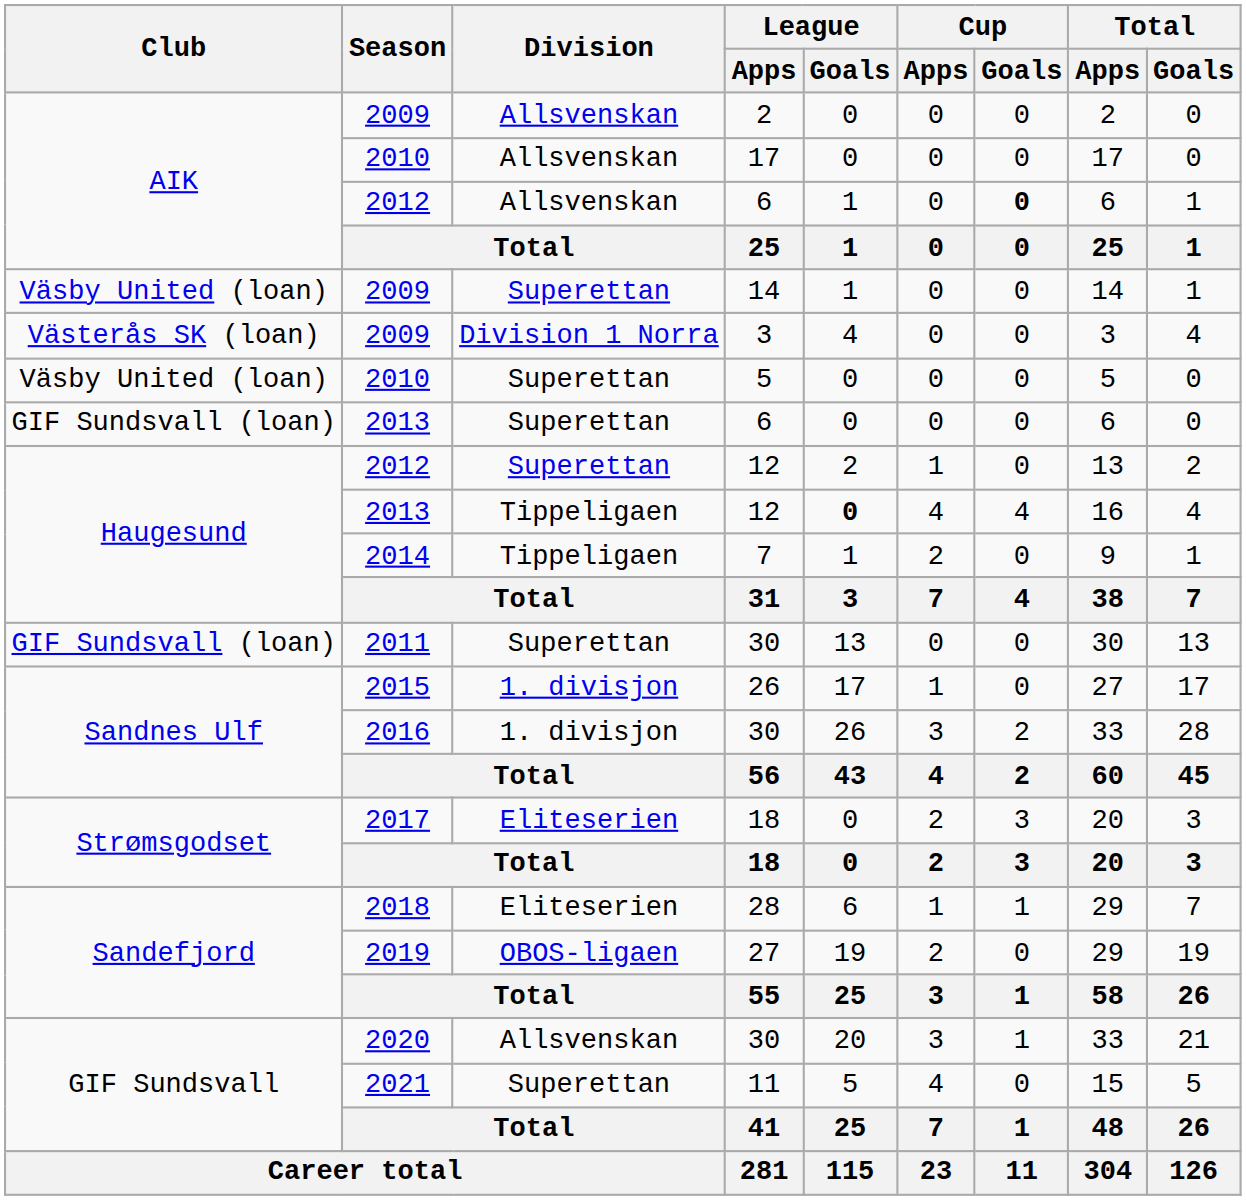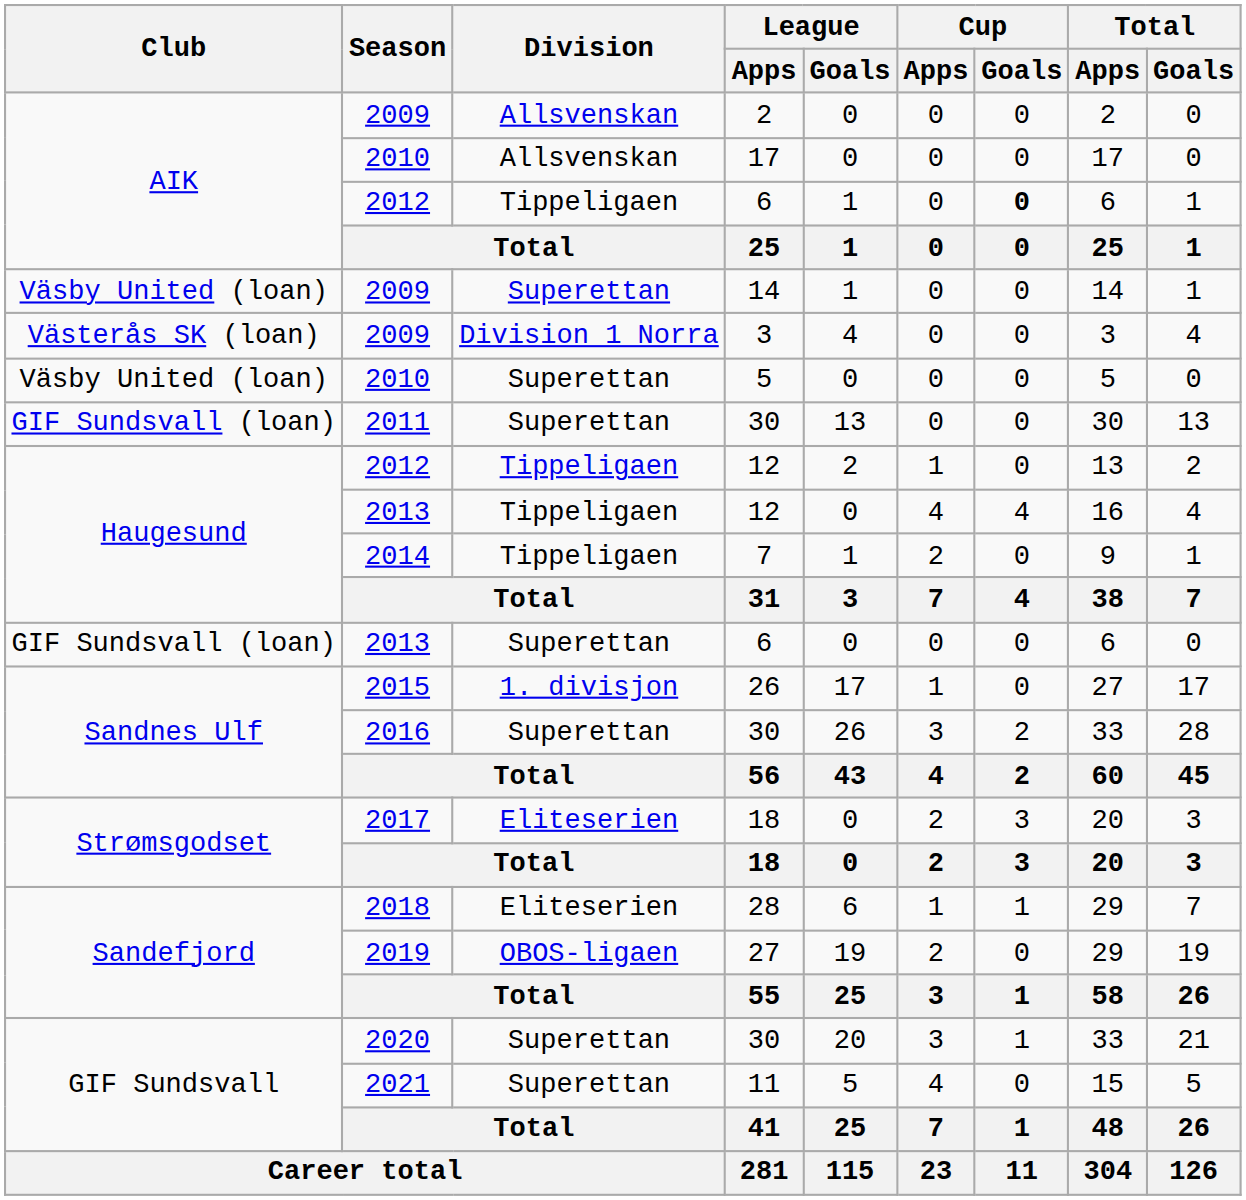(589, 203) Allsvenskan -> (589, 203) Tippeligaen
rows swapped: (398, 644) <-> (398, 424)
(589, 468) Superettan -> (589, 468) Tippeligaen
(850, 512) bold -> (850, 512) normal
(589, 732) 1. divisjon -> (589, 732) Superettan
(589, 1041) Allsvenskan -> (589, 1041) Superettan
